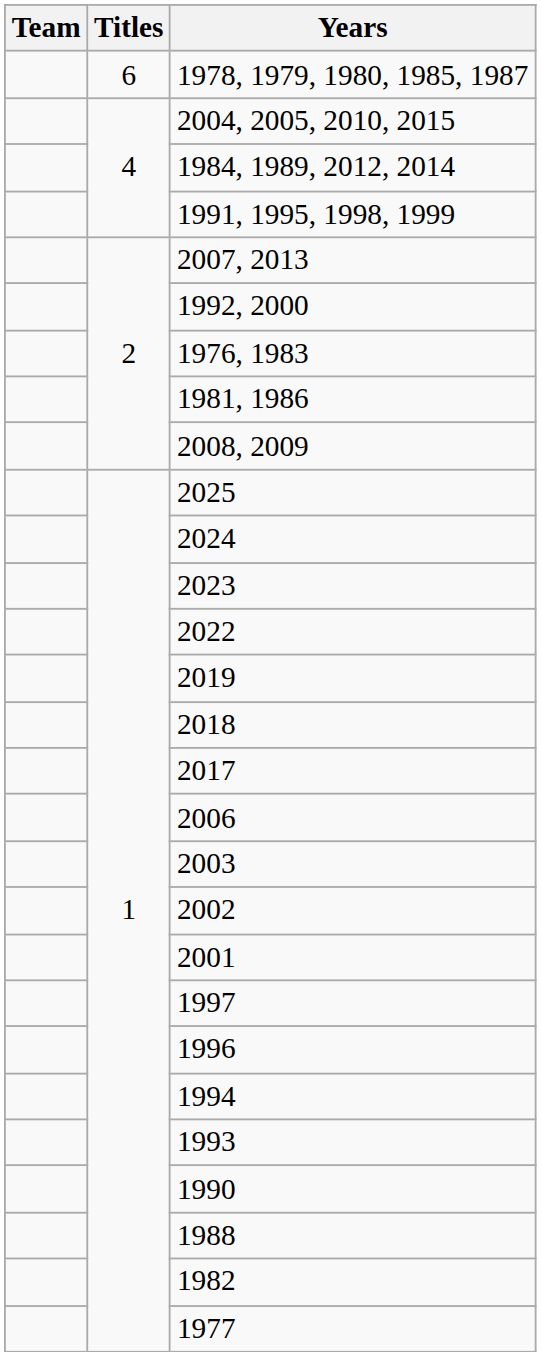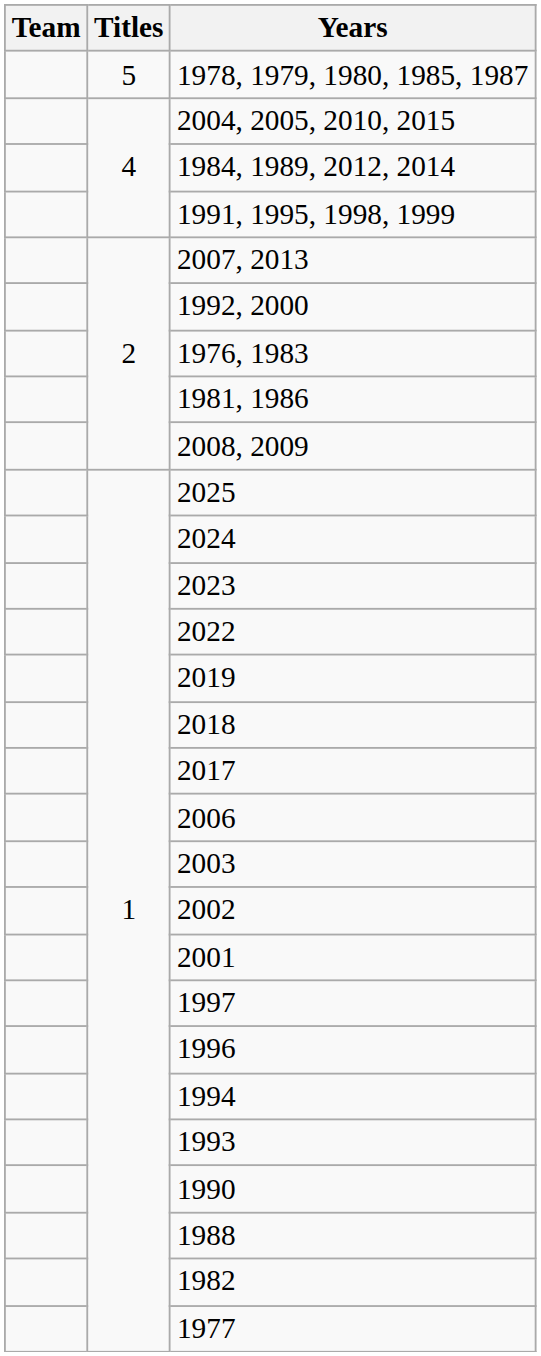(129, 74) 6 -> (129, 74) 5
